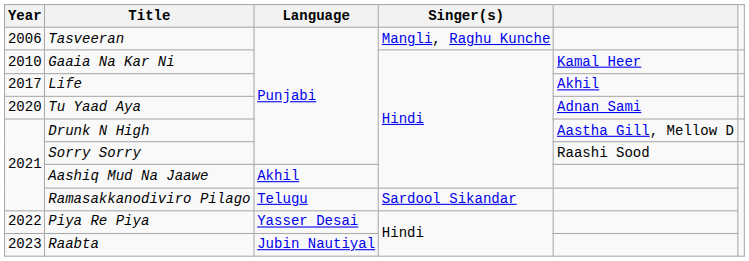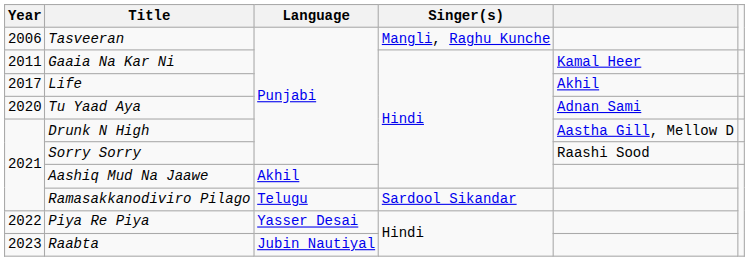(25, 62) 2010 -> (25, 62) 2011
